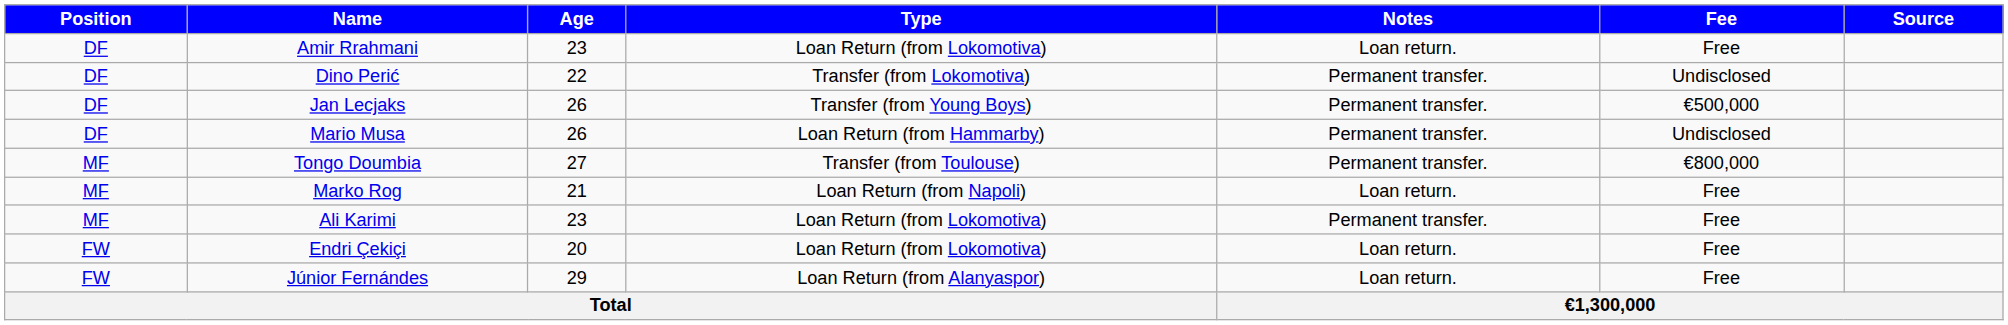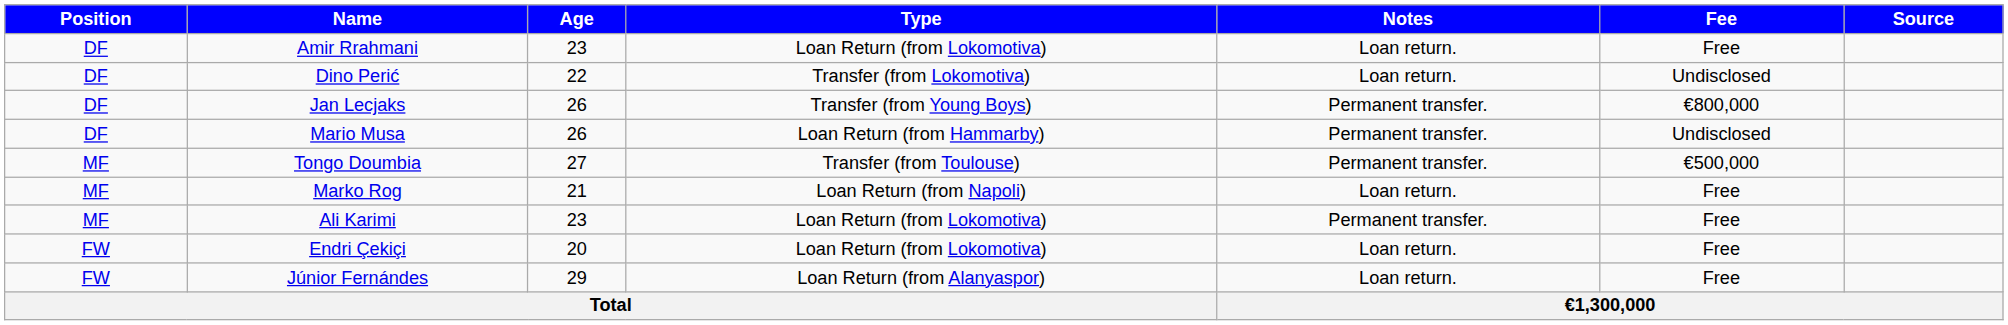(1408, 77) Permanent transfer. -> (1408, 77) Loan return.
(1721, 105) €500,000 -> (1721, 105) €800,000
(1721, 163) €800,000 -> (1721, 163) €500,000
